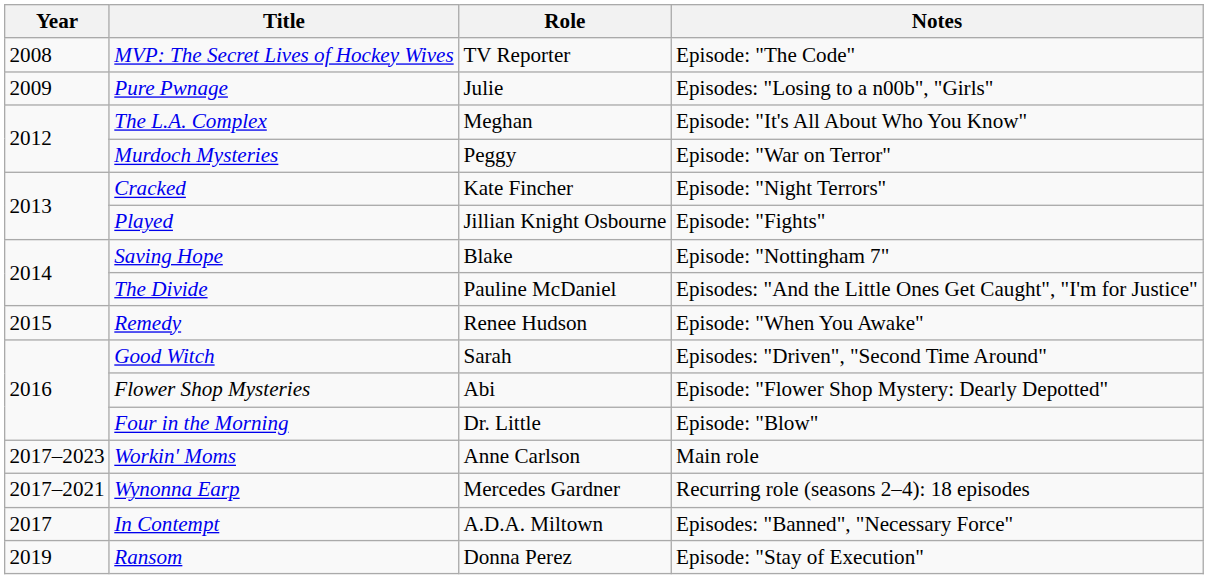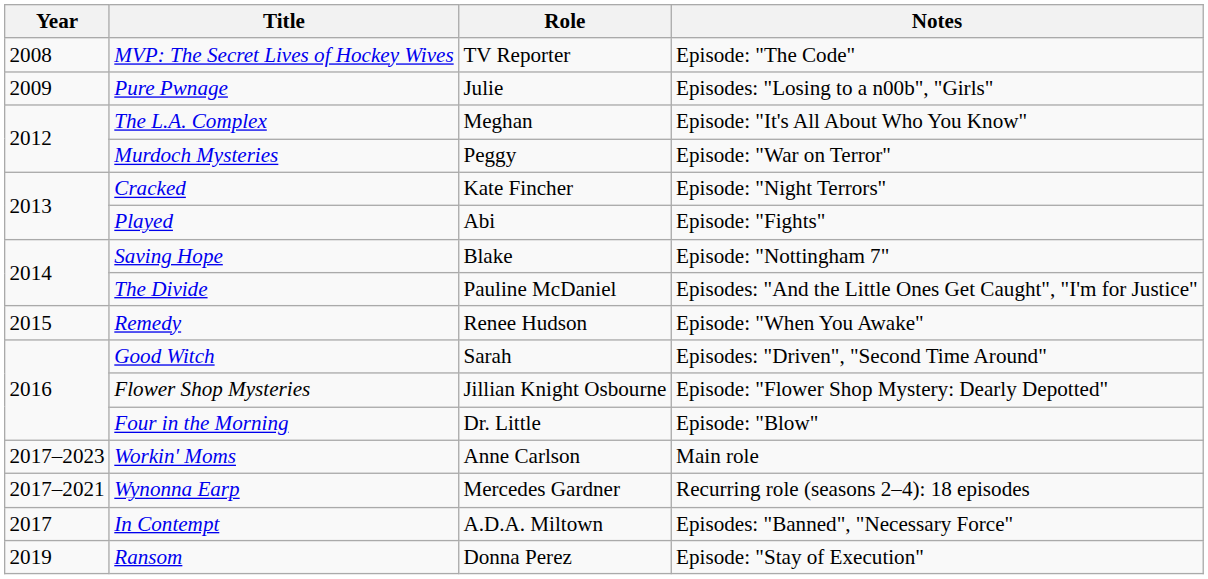(565, 222) Jillian Knight Osbourne -> (479, 222) Abi
(479, 389) Abi -> (565, 389) Jillian Knight Osbourne
